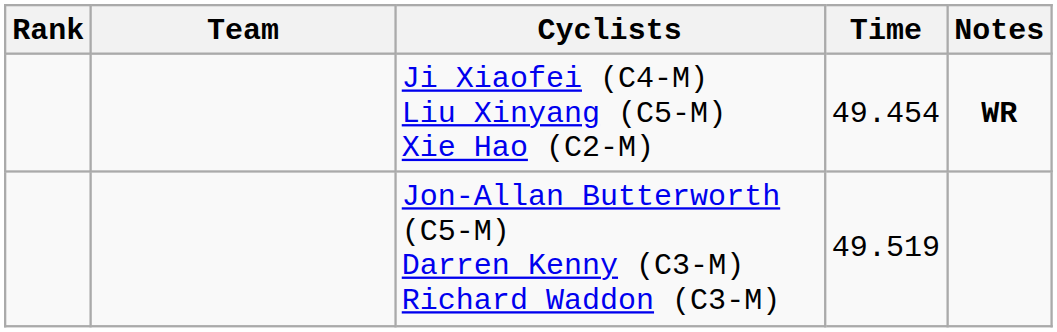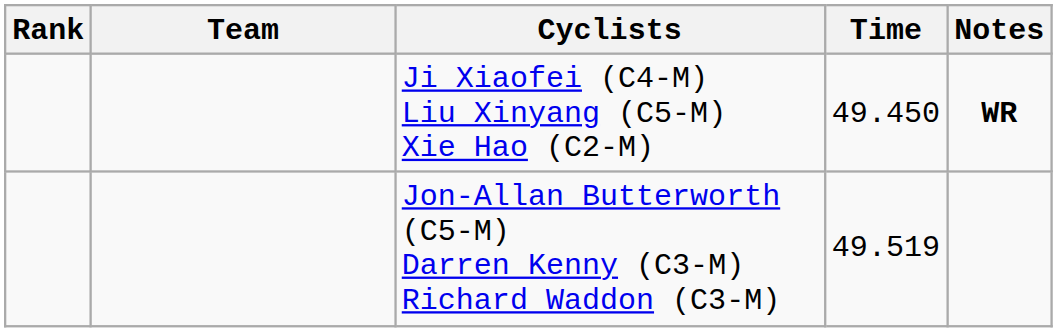(886, 113) 49.454 -> (886, 113) 49.450
